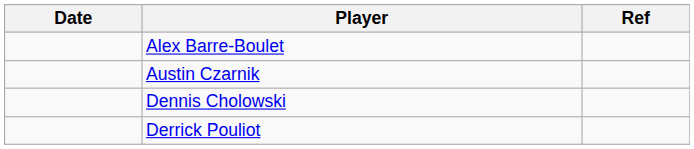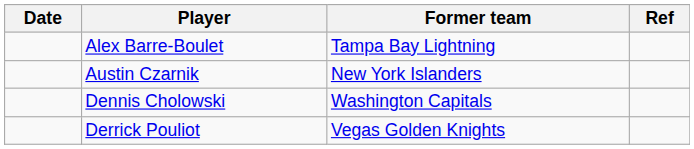+ column: (478, 18)
